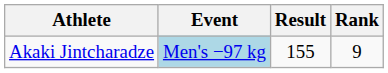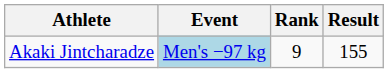columns swapped: (300, 20) <-> (357, 20)
